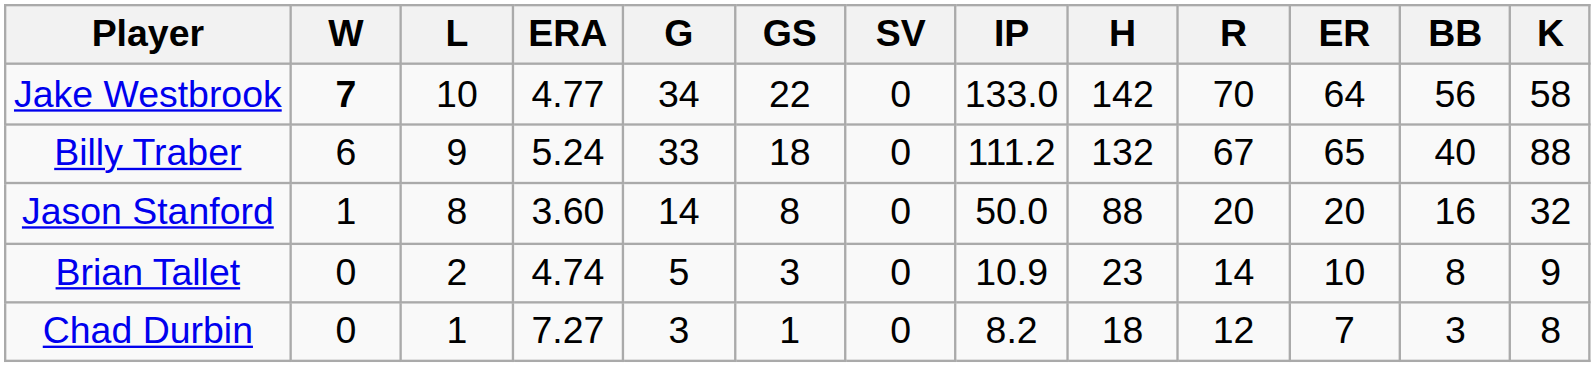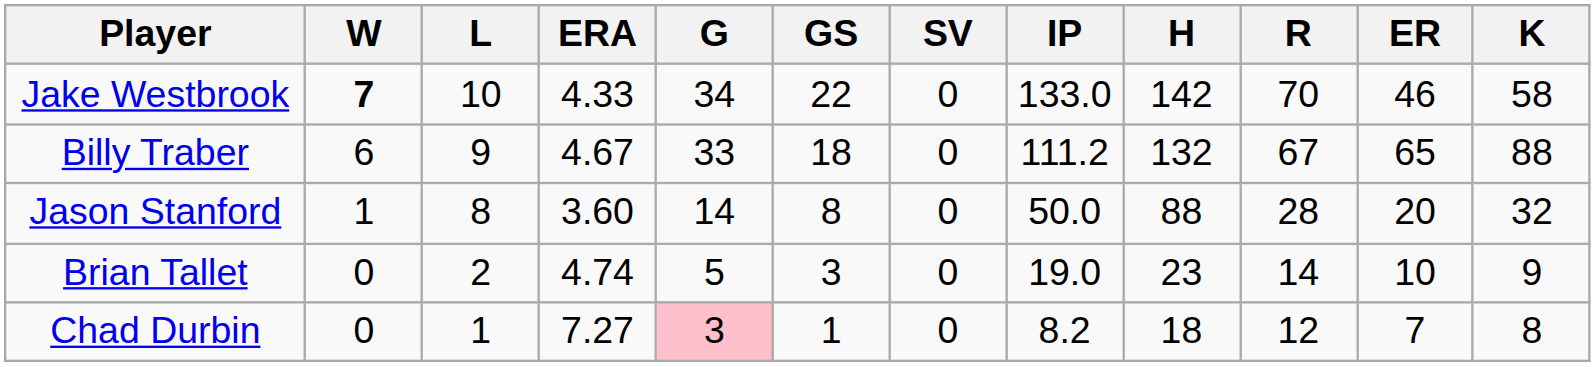- column: (1455, 34)
(568, 93) 4.77 -> (598, 93) 4.33
(1344, 93) 64 -> (1415, 93) 46
(568, 152) 5.24 -> (598, 152) 4.67
(1233, 212) 20 -> (1298, 212) 28
(1012, 271) 10.9 -> (1065, 271) 19.0
(679, 331) no background -> (714, 331) pink background
